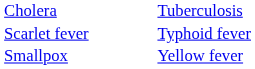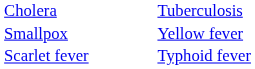rows swapped: (46, 33) <-> (36, 56)
